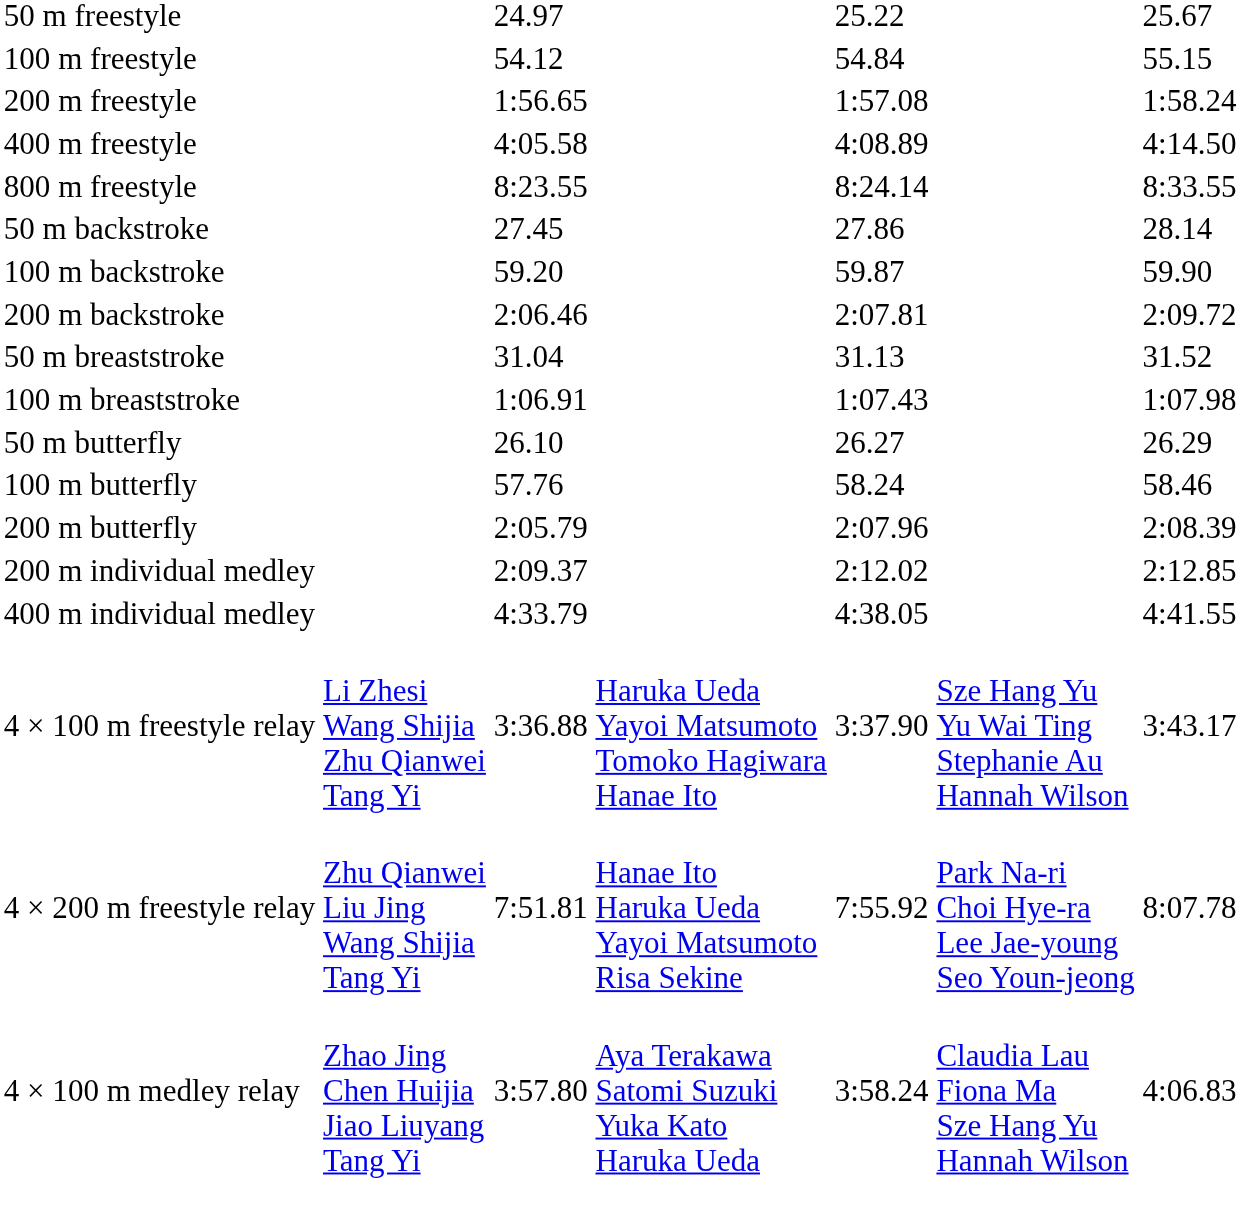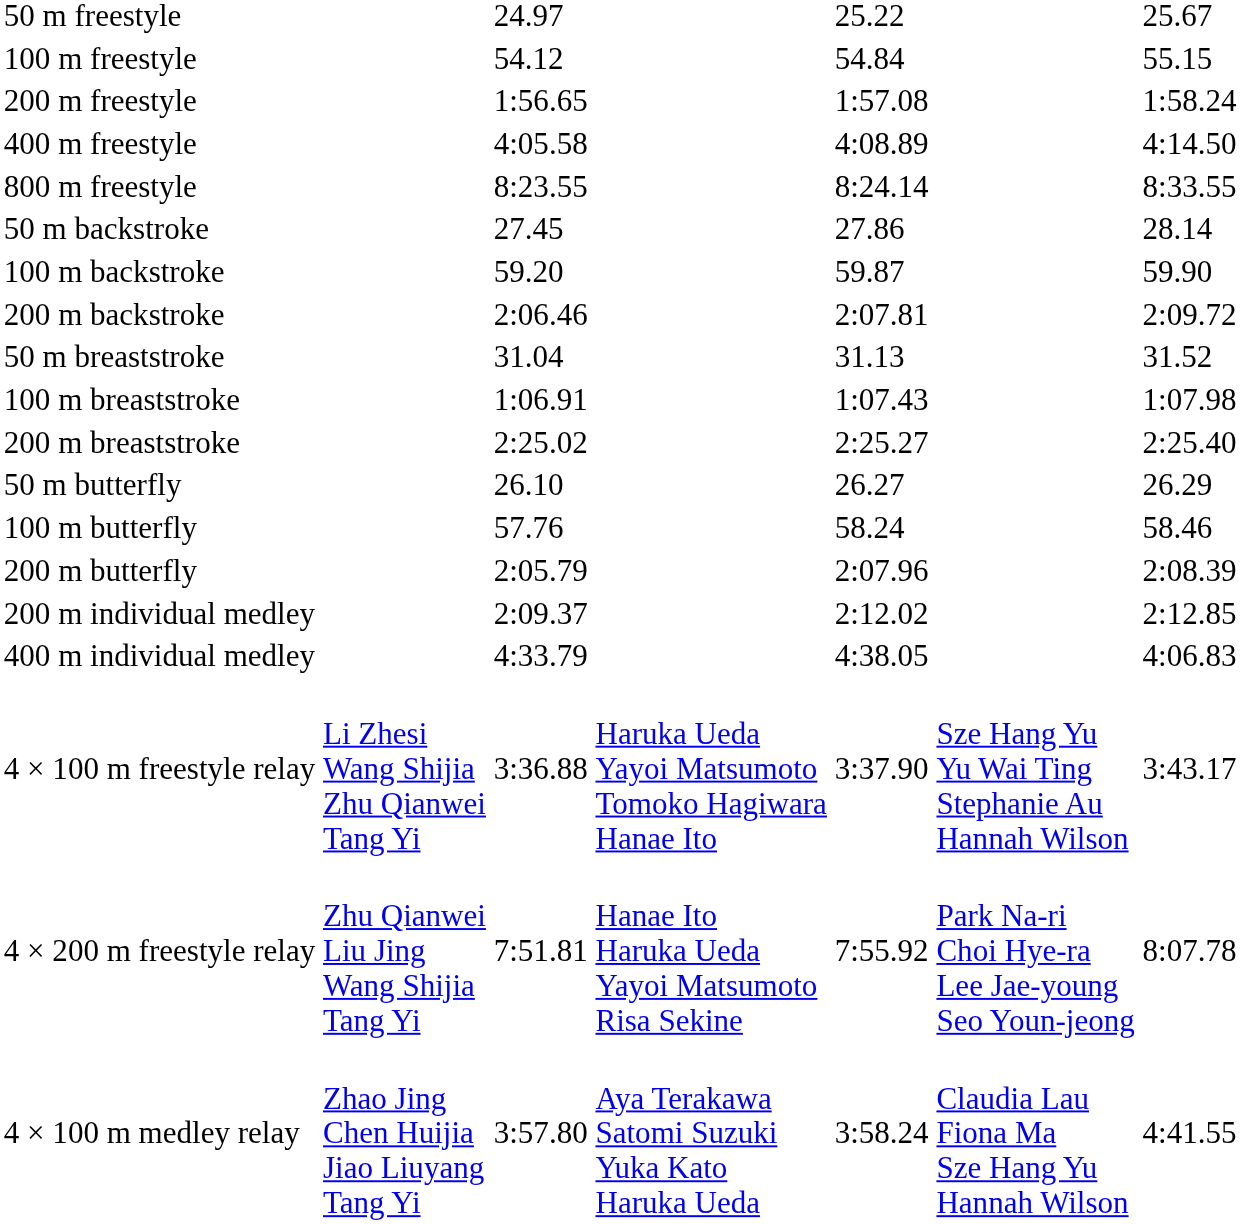+ row: (122, 442)
(1190, 613) 4:41.55 -> (1190, 656) 4:06.83
(1190, 1090) 4:06.83 -> (1190, 1133) 4:41.55
